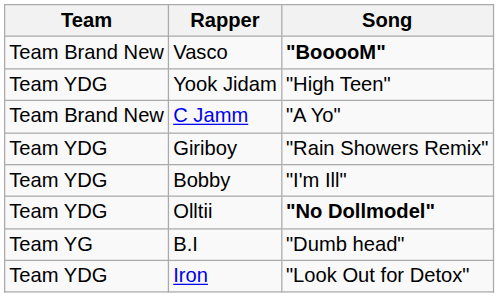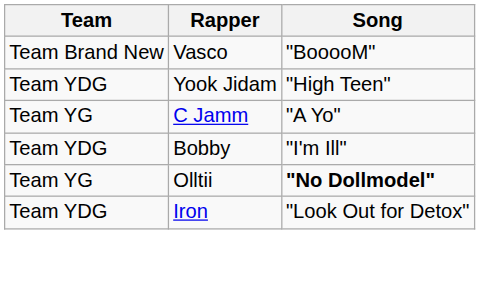(336, 52) bold -> (331, 52) normal
(87, 116) Team Brand New -> (51, 116) Team YG
- row: (205, 148)
(58, 212) Team YDG -> (51, 180) Team YG
- row: (186, 244)
